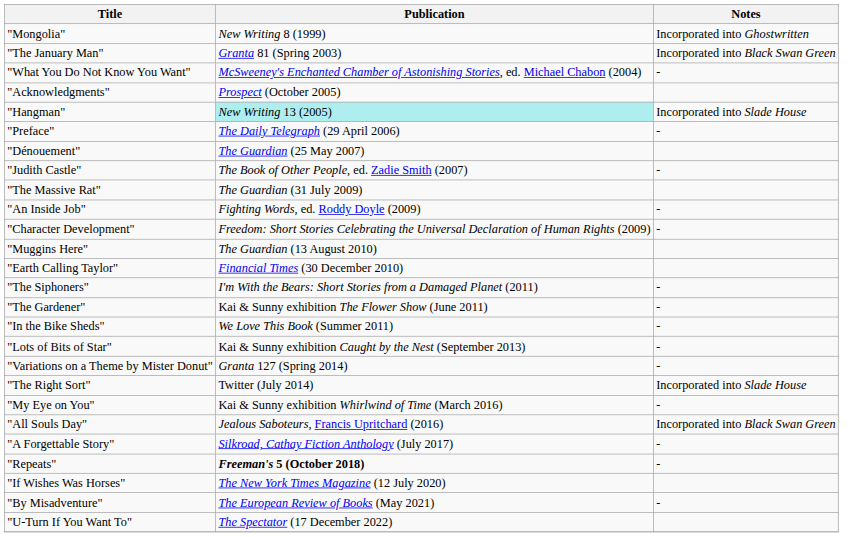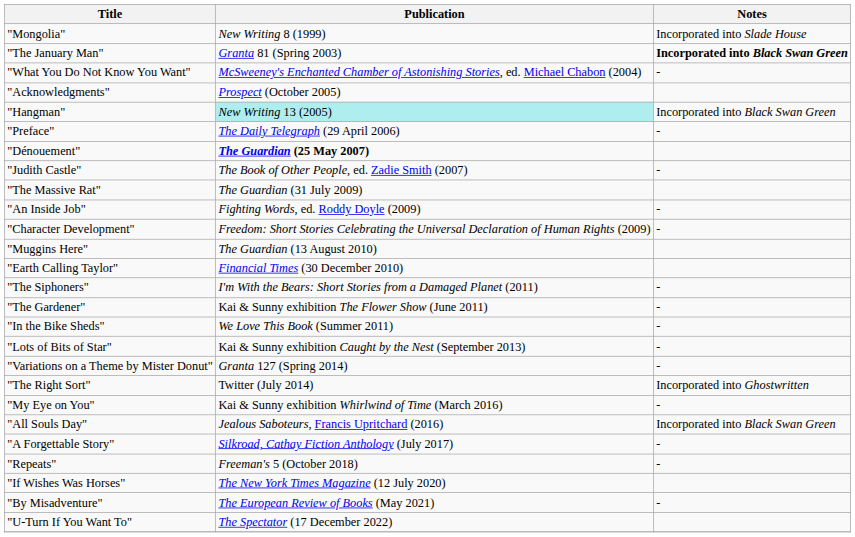(733, 33) Incorporated into Ghostwritten -> (731, 33) Incorporated into Slade House
(746, 53) normal -> (752, 53) bold
(731, 111) Incorporated into Slade House -> (746, 111) Incorporated into Black Swan Green
(291, 151) normal -> (294, 151) bold
(731, 385) Incorporated into Slade House -> (733, 385) Incorporated into Ghostwritten
(291, 463) bold -> (288, 463) normal
